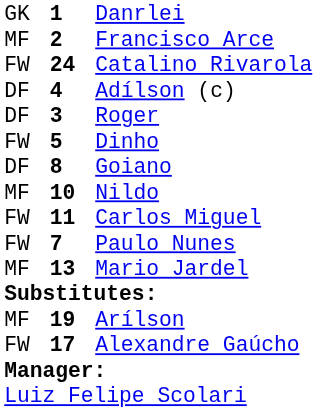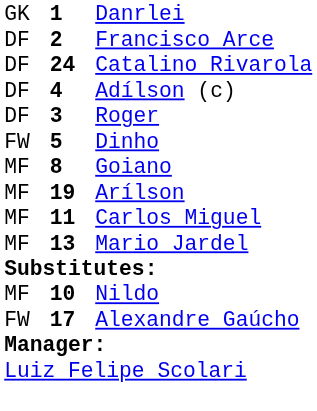(17, 40) MF -> (17, 40) DF
(17, 66) FW -> (17, 66) DF
(17, 168) DF -> (17, 168) MF
rows swapped: (140, 321) <-> (127, 193)
(17, 219) FW -> (17, 219) MF
- row: (165, 244)
